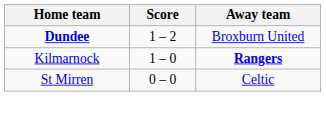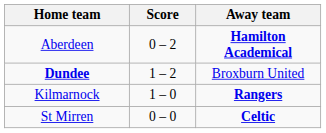+ row: (67, 44)
(258, 79) normal -> (258, 116) bold
